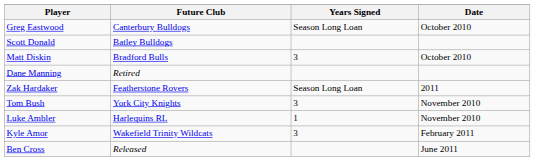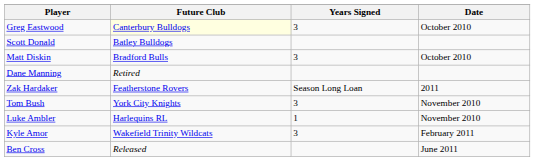(152, 27) no background -> (152, 27) lightyellow background
(328, 27) Season Long Loan -> (296, 27) 3
